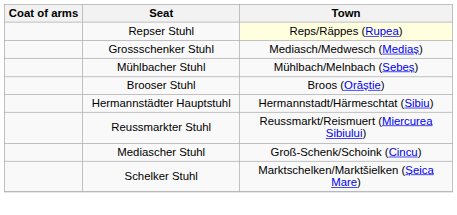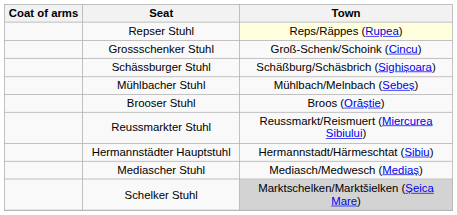(346, 49) Mediasch/Medwesch (Mediaș) -> (346, 49) Groß-Schenk/Schoink (Cincu)
+ row: (161, 67)
rows swapped: (161, 103) <-> (161, 127)
(346, 152) Groß-Schenk/Schoink (Cincu) -> (346, 170) Mediasch/Medwesch (Mediaș)
(346, 176) no background -> (346, 194) lightgrey background
